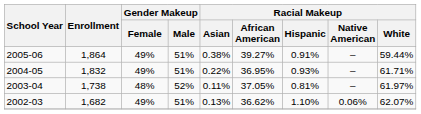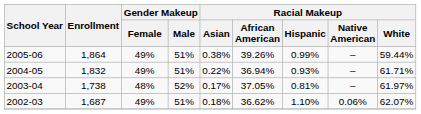(257, 55) 39.27% -> (257, 55) 39.26%
(305, 55) 0.91% -> (305, 55) 0.99%
(257, 70) 36.95% -> (257, 70) 36.94%
(216, 86) 0.11% -> (216, 86) 0.17%
(93, 102) 1,682 -> (93, 102) 1,687
(216, 102) 0.13% -> (216, 102) 0.18%
